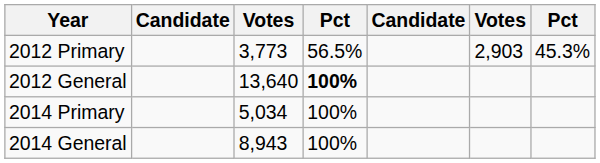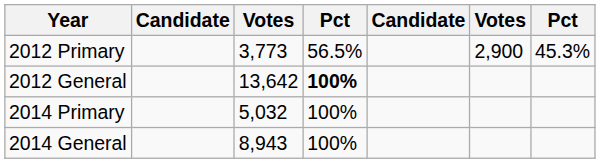(499, 51) 2,903 -> (499, 51) 2,900
(268, 82) 13,640 -> (268, 82) 13,642
(263, 112) 5,034 -> (263, 112) 5,032
